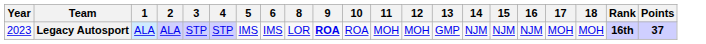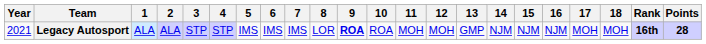+ column: (297, 13)
(19, 31) 2023 -> (19, 31) 2021
(658, 31) 37 -> (682, 31) 28
